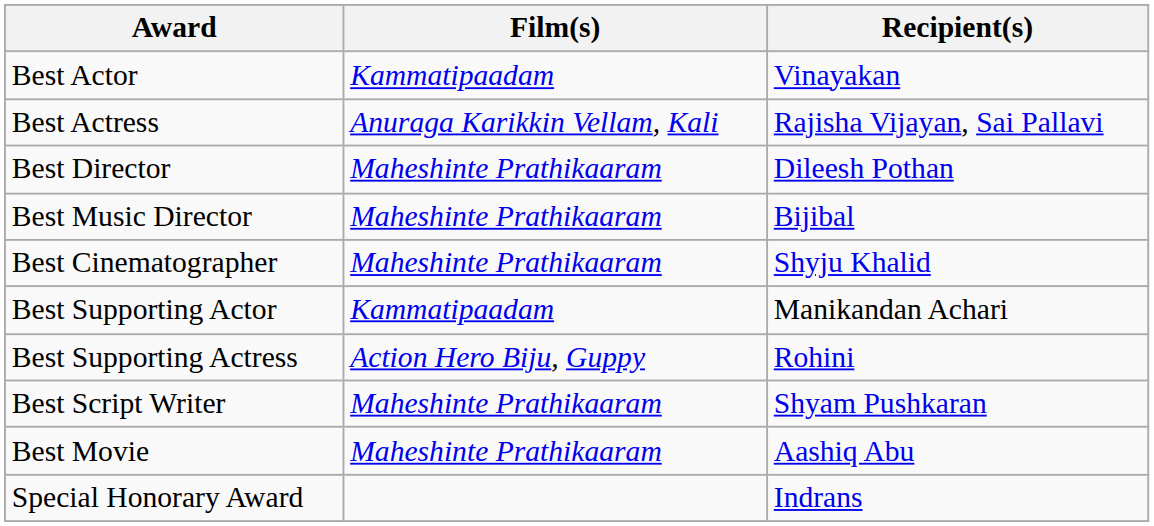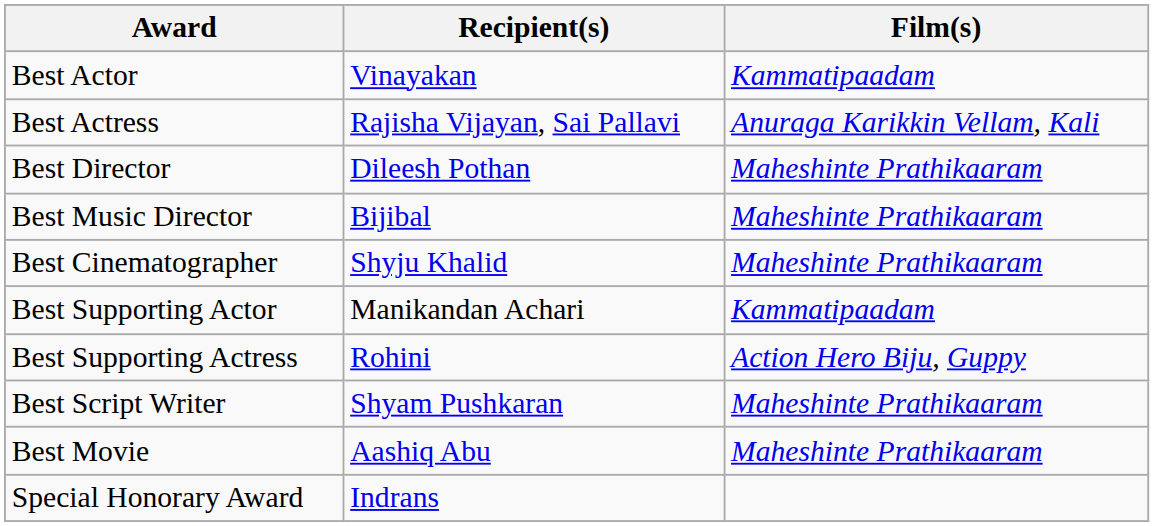columns swapped: (957, 27) <-> (555, 27)
